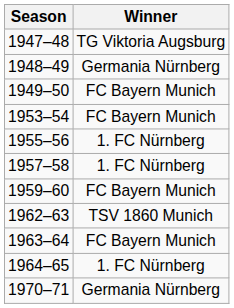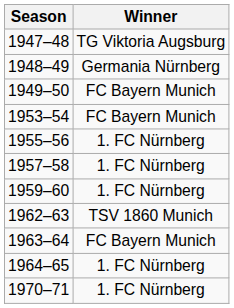(151, 191) FC Bayern Munich -> (151, 191) 1. FC Nürnberg
(151, 290) Germania Nürnberg -> (151, 290) 1. FC Nürnberg
